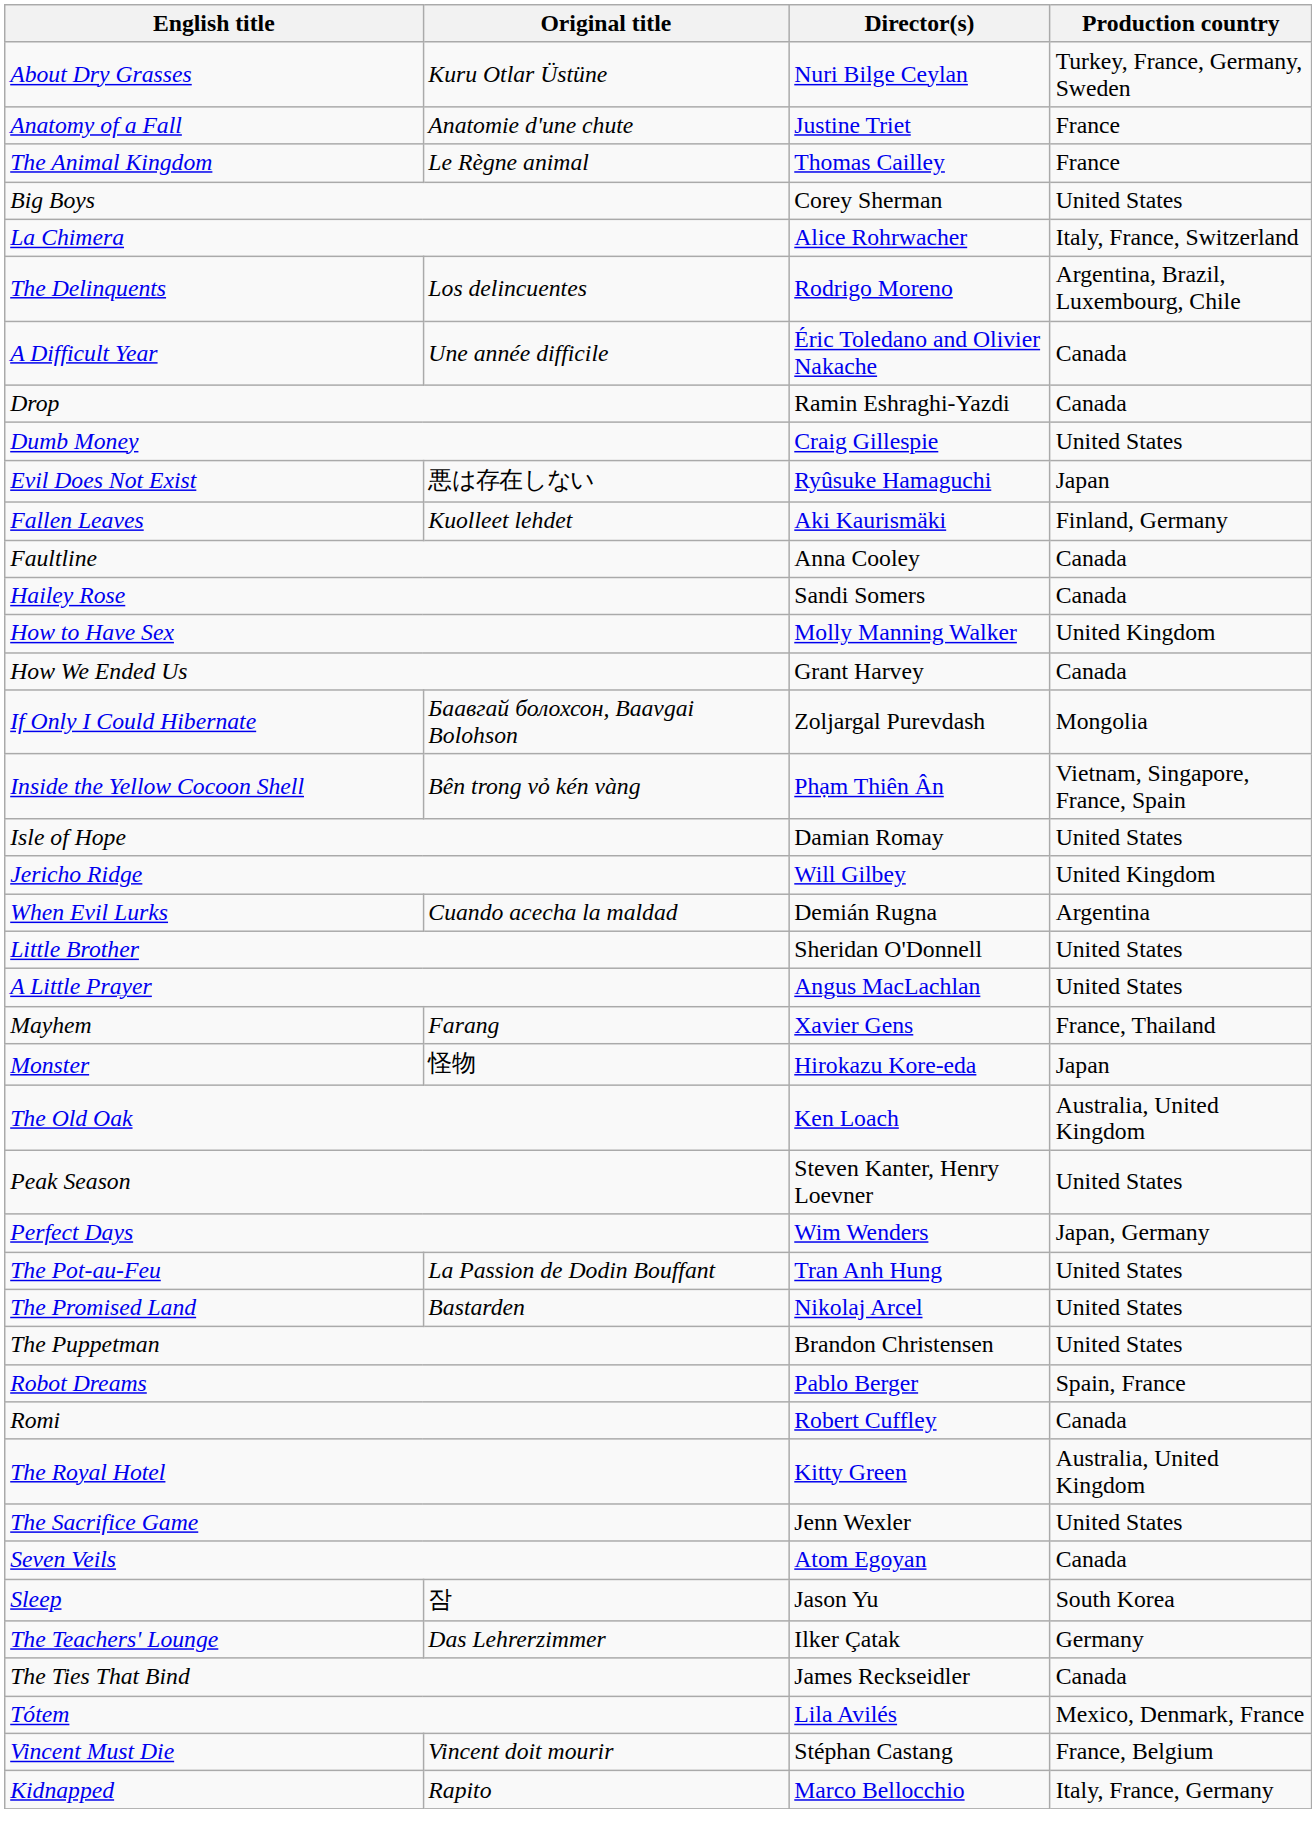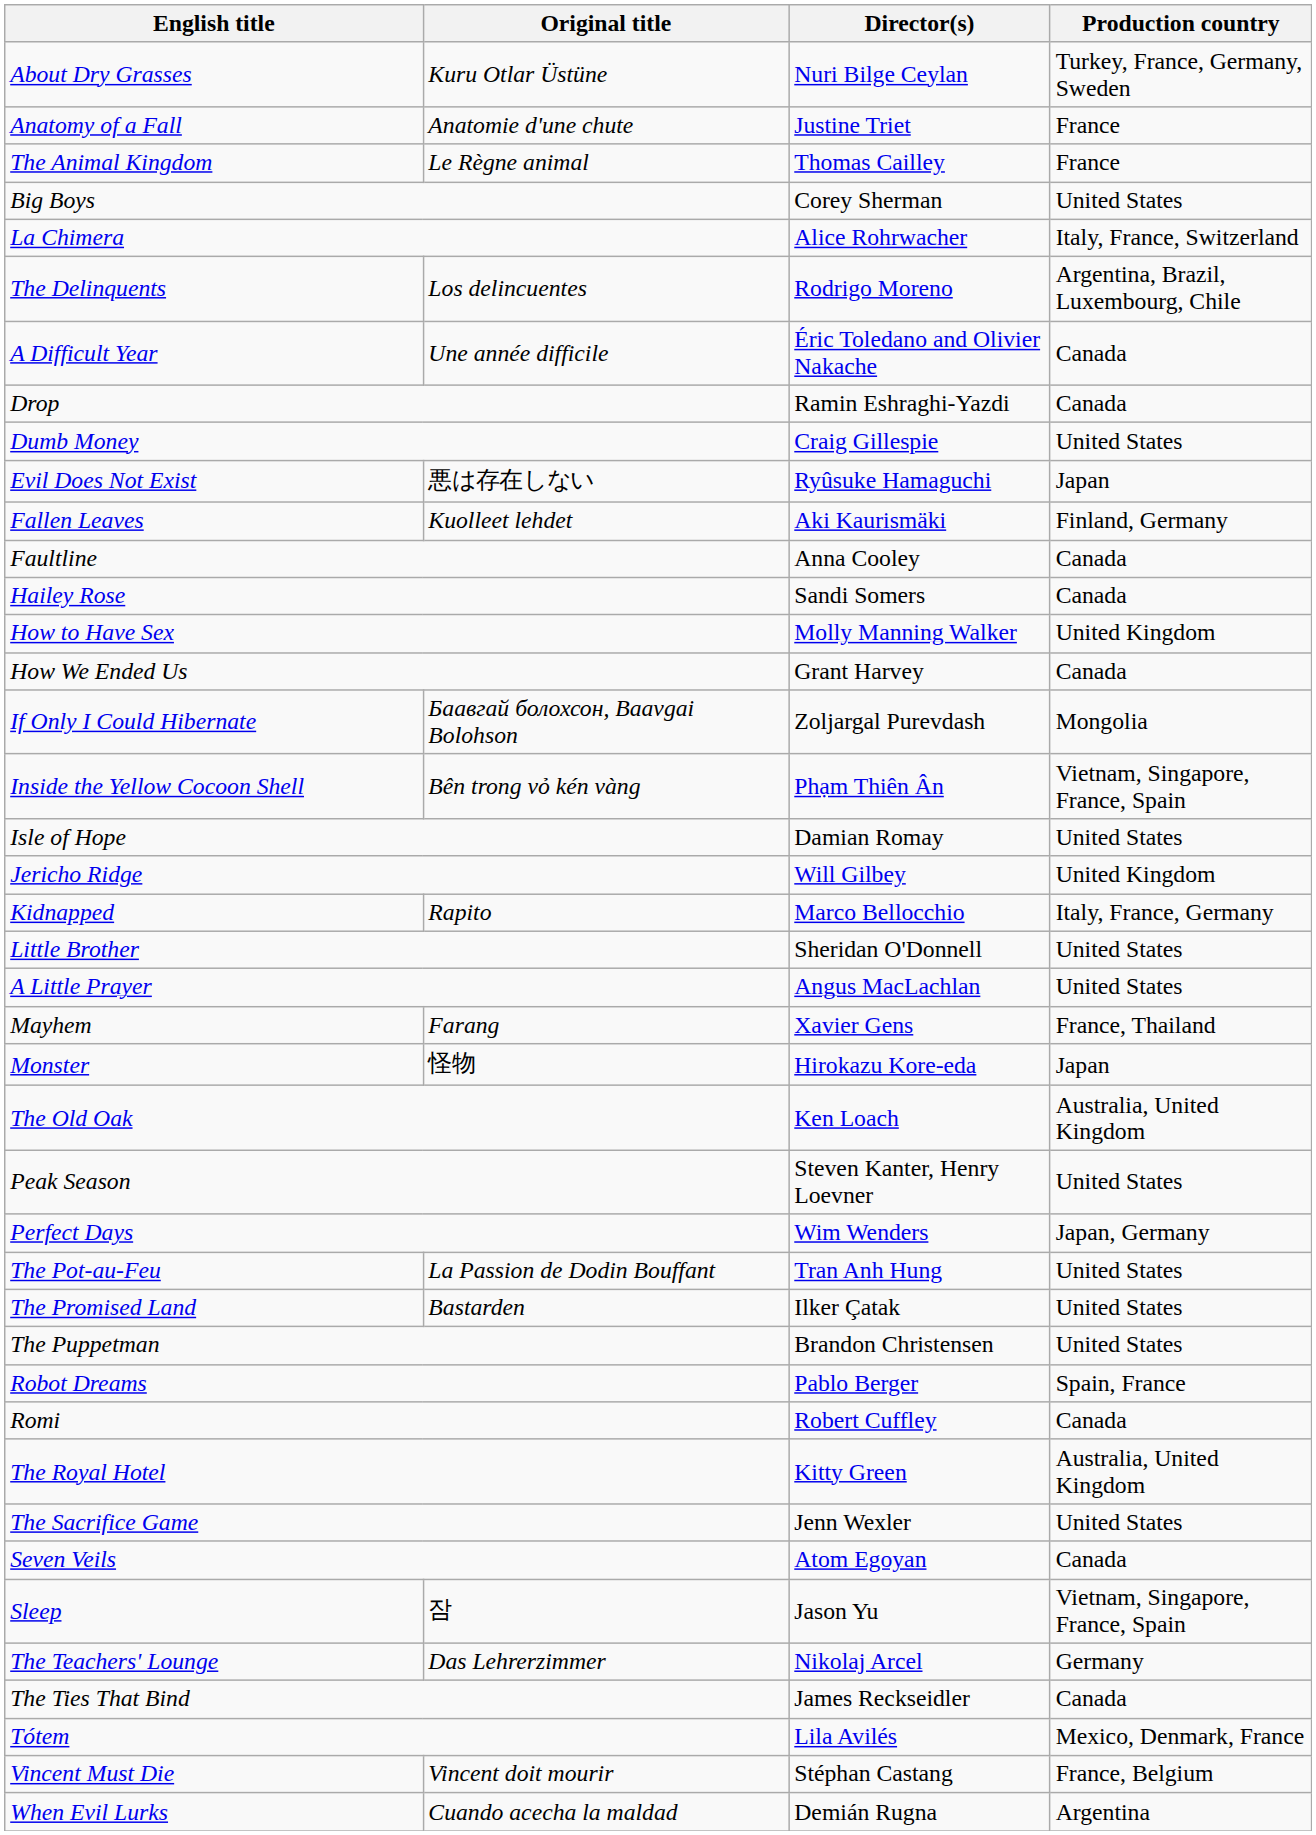rows swapped: (62, 1789) <-> (89, 912)
(858, 1307) Nikolaj Arcel -> (847, 1307) Ilker Çatak
(1115, 1599) South Korea -> (1153, 1610) Vietnam, Singapore, France, Spain
(847, 1639) Ilker Çatak -> (858, 1661) Nikolaj Arcel
